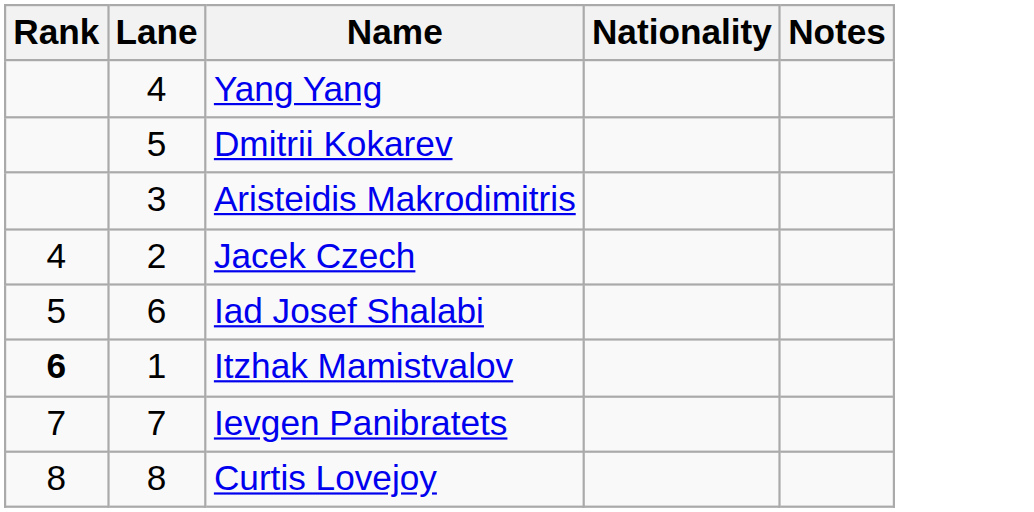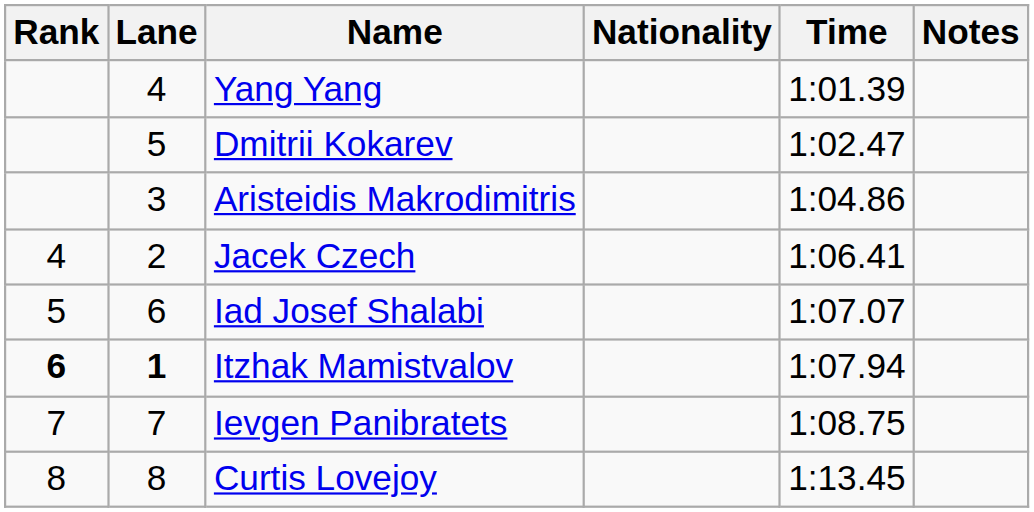+ column: (847, 32)
(157, 367) normal -> (157, 367) bold
